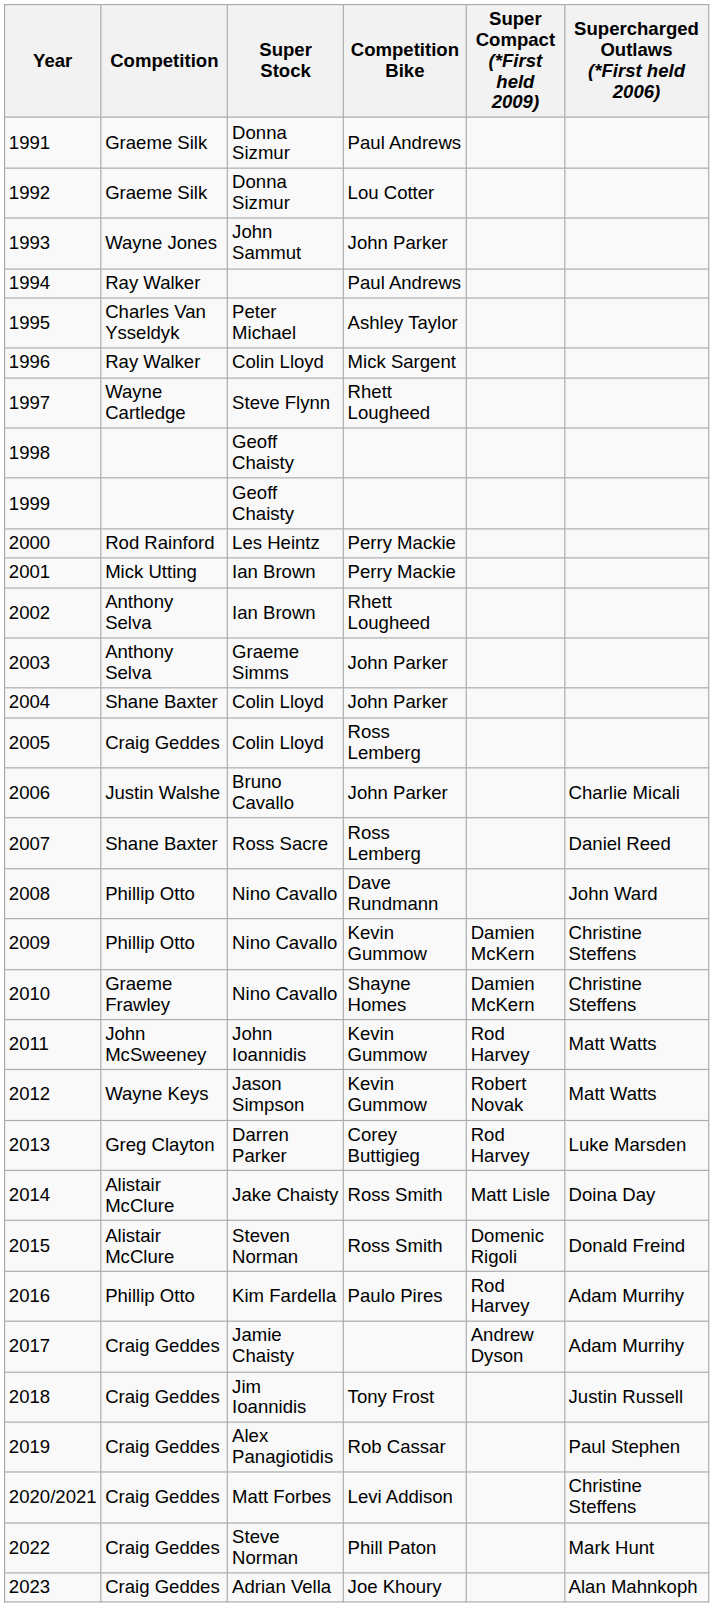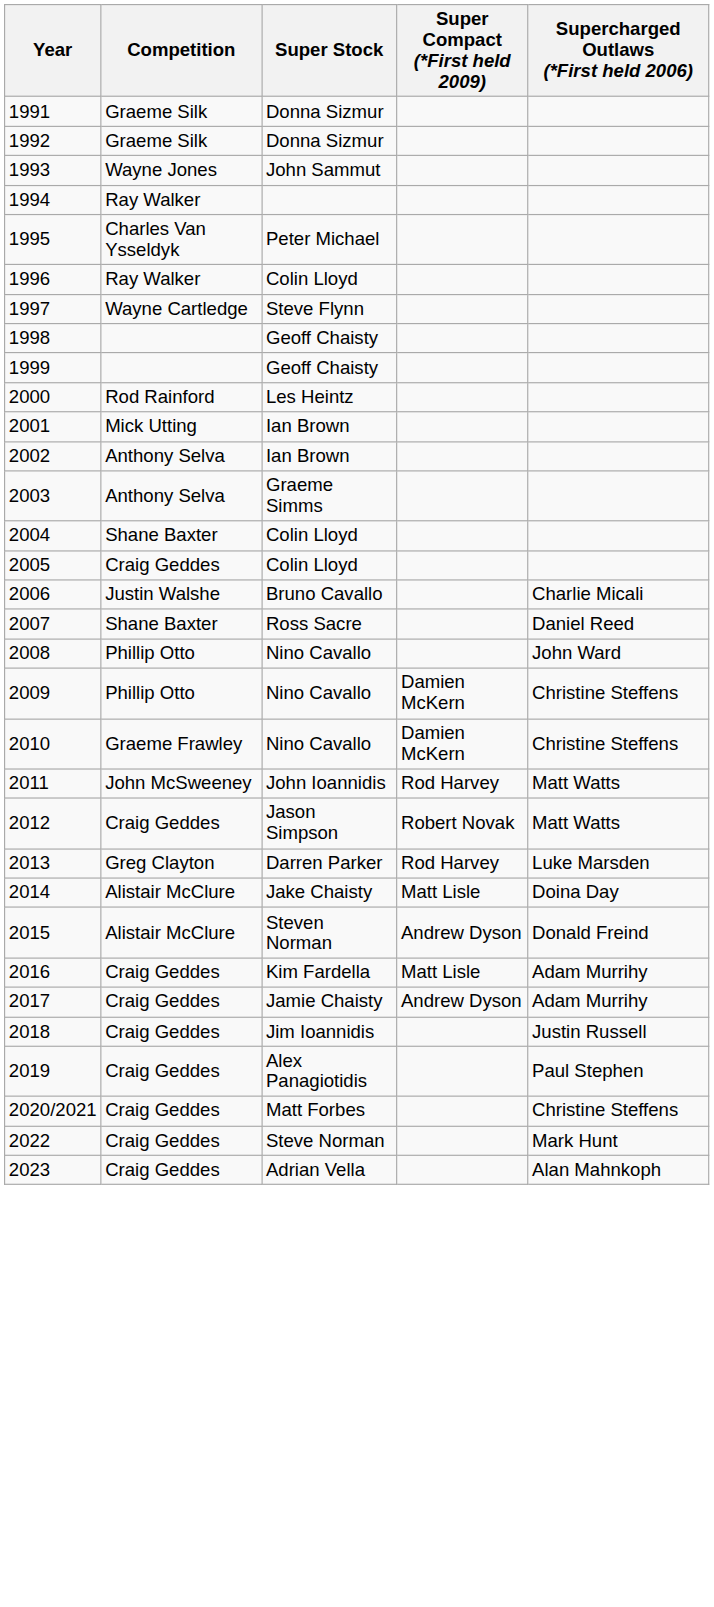- column: (405, 60)
(157, 1094) Wayne Keys -> (162, 823) Craig Geddes
(507, 1245) Domenic Rigoli -> (461, 932) Andrew Dyson
(150, 1296) Phillip Otto -> (162, 972) Craig Geddes
(500, 1296) Rod Harvey -> (441, 972) Matt Lisle
